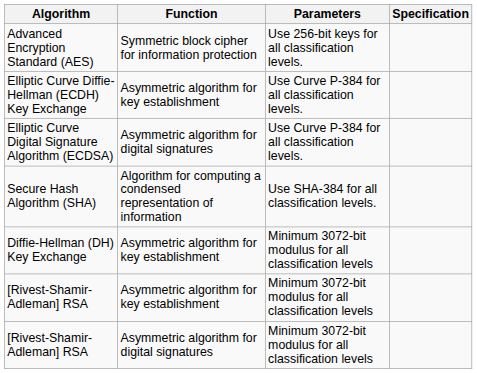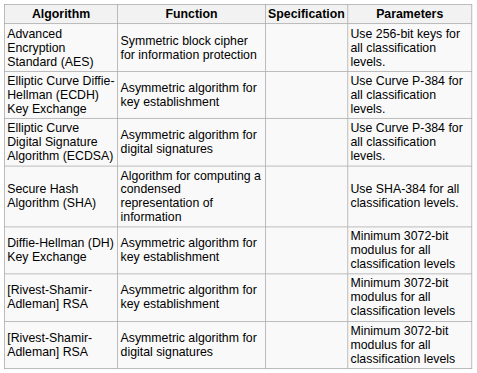columns swapped: (431, 14) <-> (327, 14)
